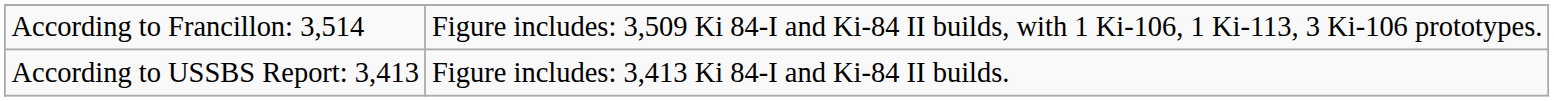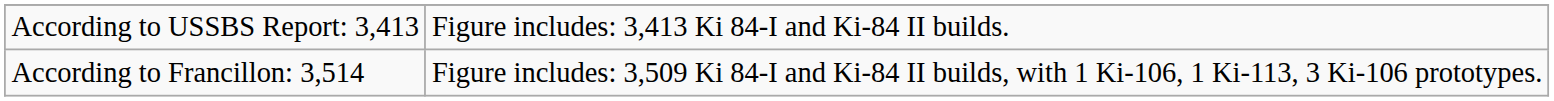rows swapped: (215, 72) <-> (188, 27)
